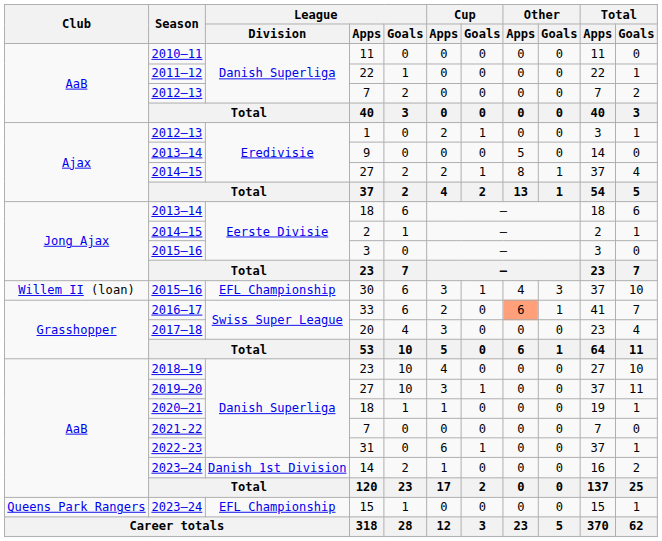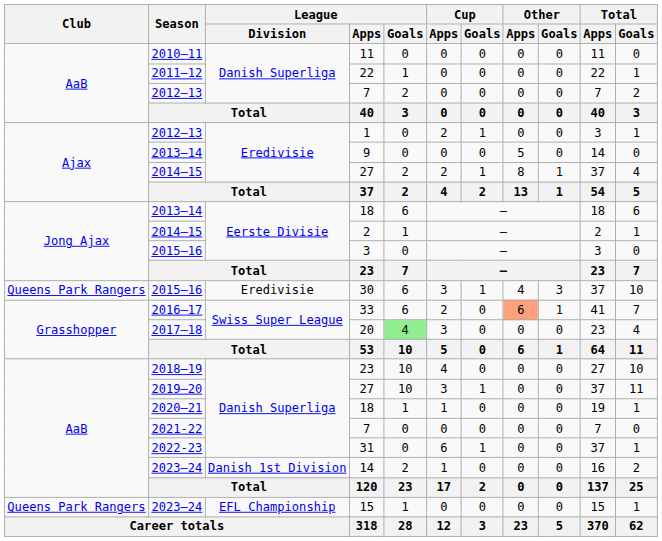(76, 290) Willem II (loan) -> (76, 290) Queens Park Rangers
(277, 290) EFL Championship -> (277, 290) Eredivisie
(405, 330) no background -> (405, 330) lightgreen background
